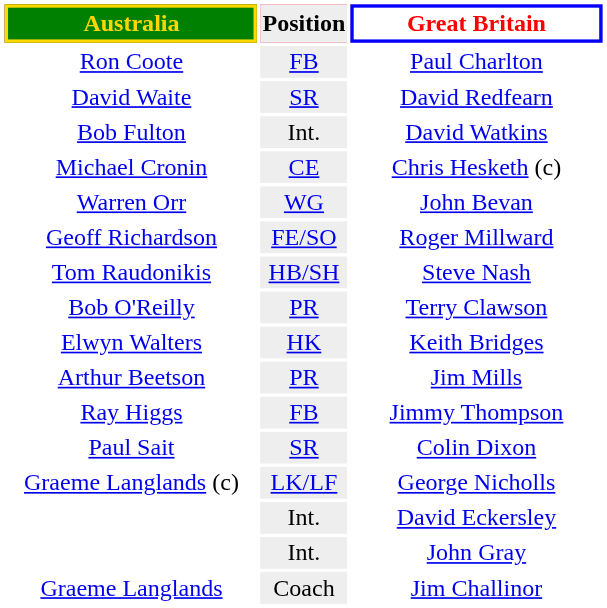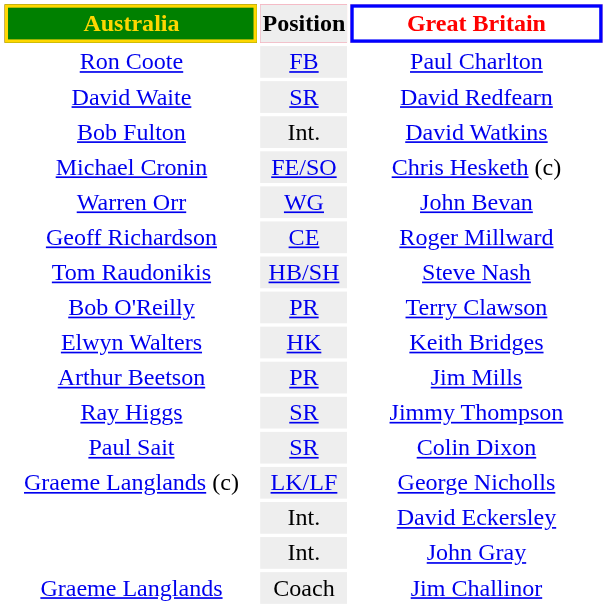(304, 166) CE -> (304, 166) FE/SO
(304, 236) FE/SO -> (304, 236) CE
(304, 412) FB -> (304, 412) SR
